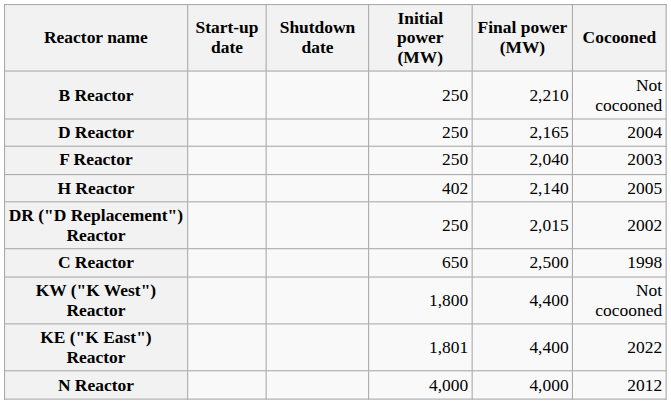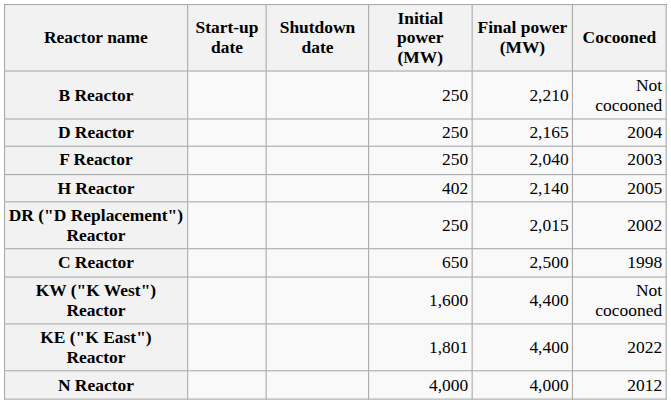(449, 300) 1,800 -> (449, 300) 1,600
